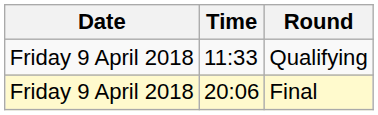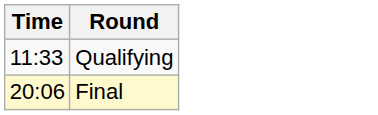- column: (102, 22)
